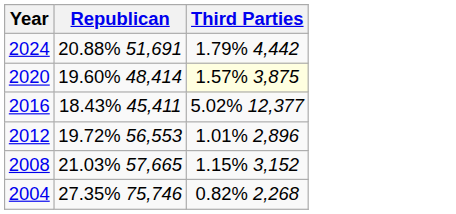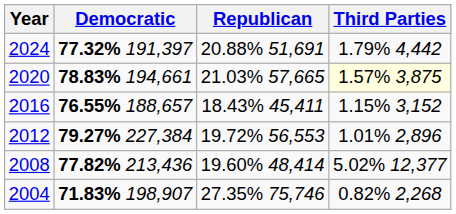+ column: (125, 19)
(120, 77) 19.60% 48,414 -> (263, 77) 21.03% 57,665
(247, 106) 5.02% 12,377 -> (390, 106) 1.15% 3,152
(120, 164) 21.03% 57,665 -> (263, 164) 19.60% 48,414
(247, 164) 1.15% 3,152 -> (390, 164) 5.02% 12,377
